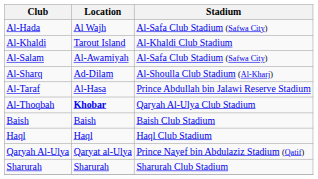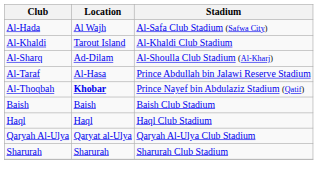- row: (25, 58)
(196, 105) Qaryah Al-Ulya Club Stadium -> (220, 89) Prince Nayef bin Abdulaziz Stadium (Qatif)
(220, 151) Prince Nayef bin Abdulaziz Stadium (Qatif) -> (196, 136) Qaryah Al-Ulya Club Stadium
